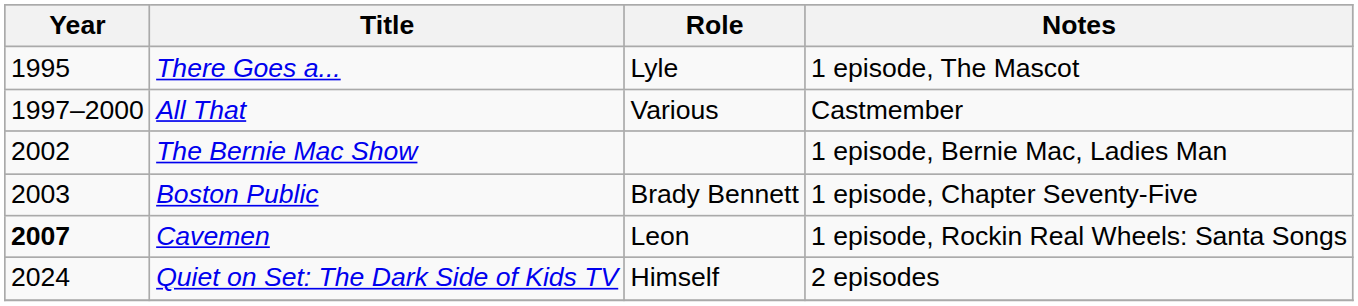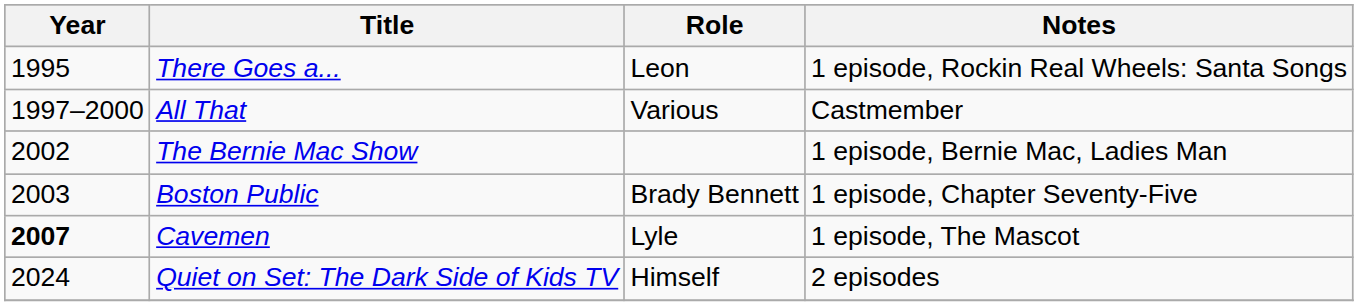(654, 67) Lyle -> (660, 67) Leon
(945, 67) 1 episode, The Mascot -> (1079, 67) 1 episode, Rockin Real Wheels: Santa Songs
(660, 236) Leon -> (654, 236) Lyle
(1079, 236) 1 episode, Rockin Real Wheels: Santa Songs -> (945, 236) 1 episode, The Mascot
